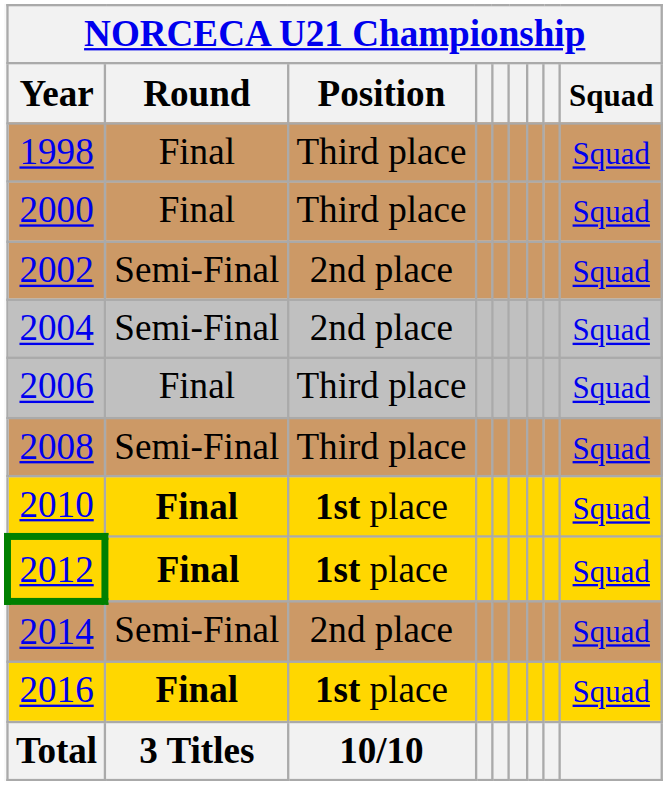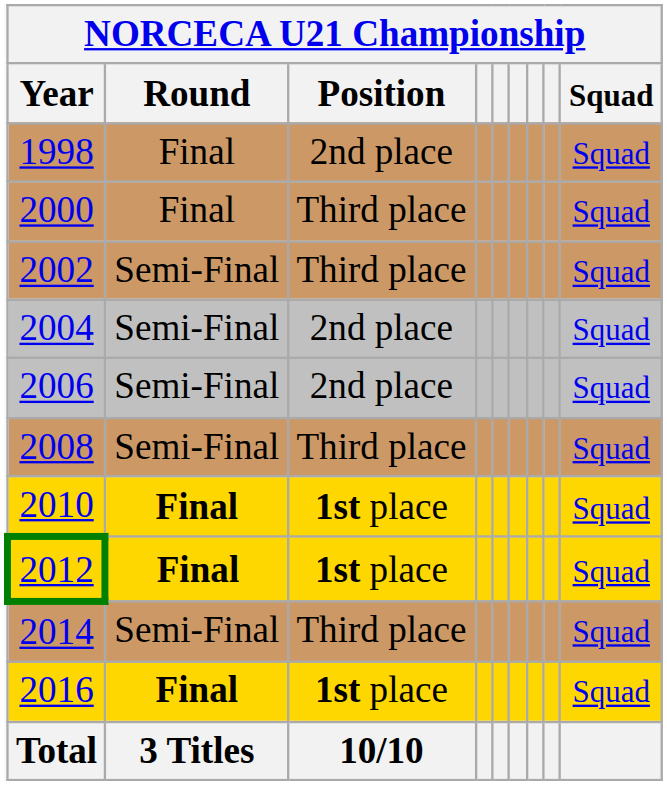(381, 151) Third place -> (381, 151) 2nd place
(381, 269) 2nd place -> (381, 269) Third place
(197, 387) Final -> (197, 387) Semi-Final
(381, 387) Third place -> (381, 387) 2nd place
(381, 630) 2nd place -> (381, 630) Third place
